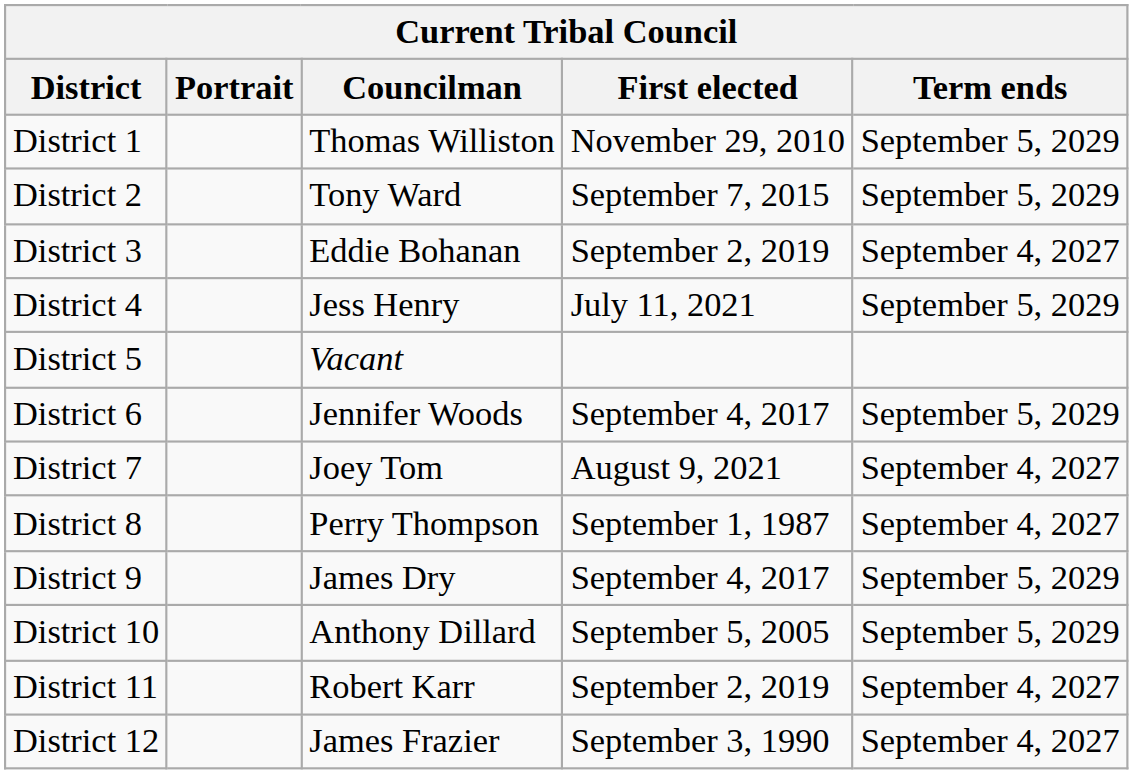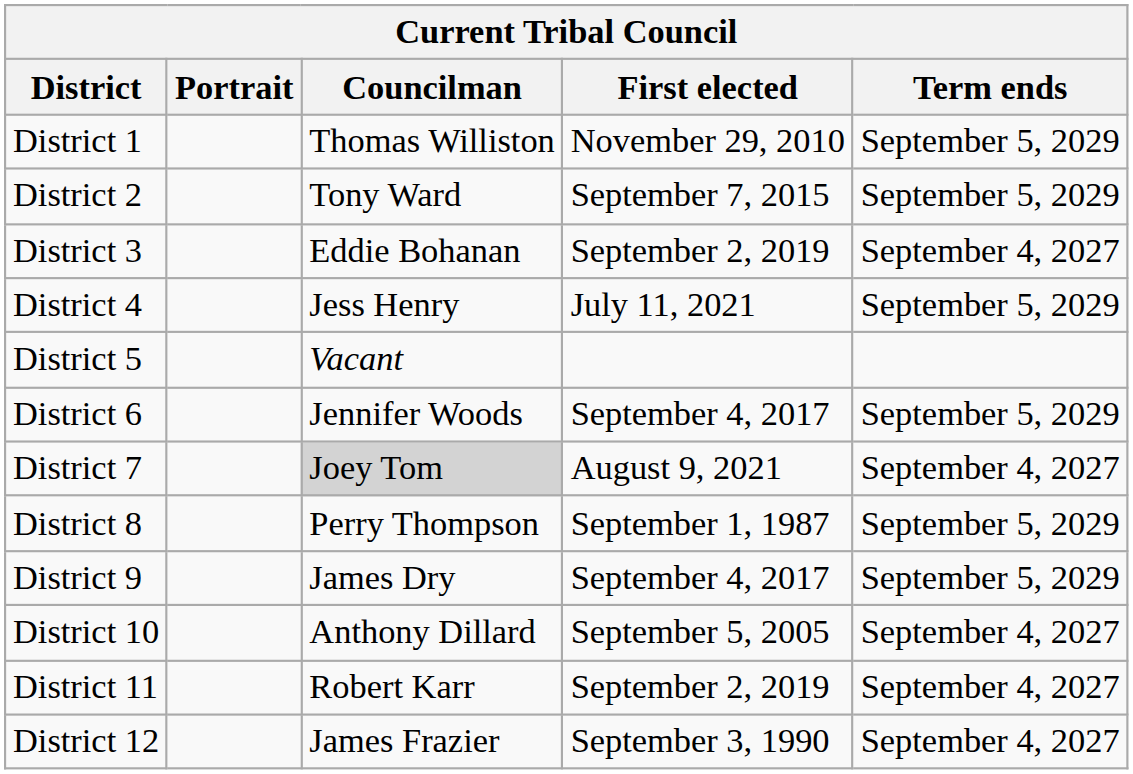(376, 468) no background -> (376, 468) lightgrey background
(990, 522) September 4, 2027 -> (990, 522) September 5, 2029
(990, 631) September 5, 2029 -> (990, 631) September 4, 2027
